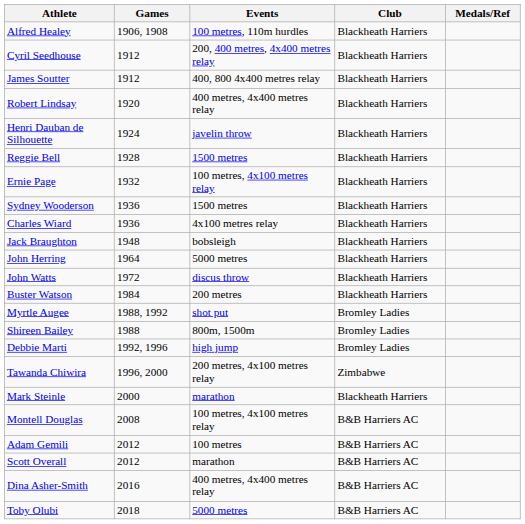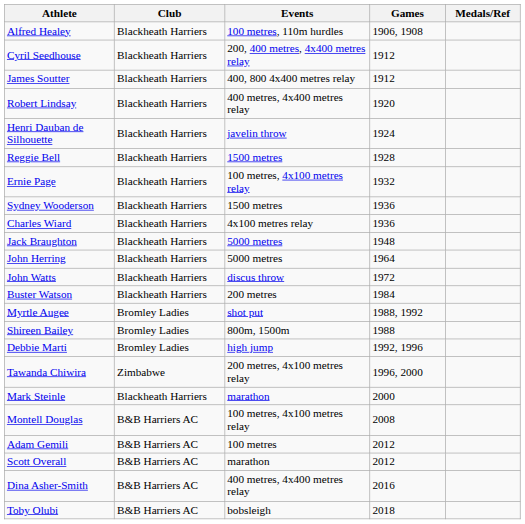columns swapped: (390, 13) <-> (152, 13)
(214, 241) bobsleigh -> (255, 241) 5000 metres
(220, 510) 5000 metres -> (249, 510) bobsleigh
